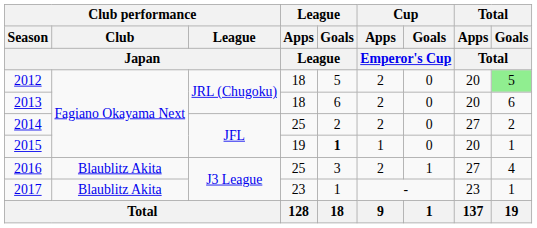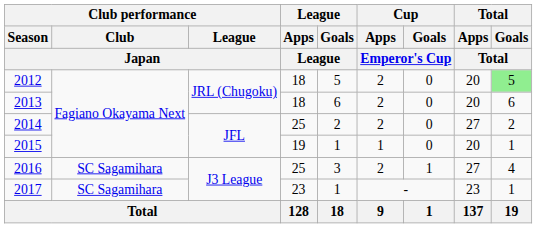(337, 146) bold -> (337, 146) normal
(120, 168) Blaublitz Akita -> (120, 168) SC Sagamihara
(120, 189) Blaublitz Akita -> (120, 189) SC Sagamihara
